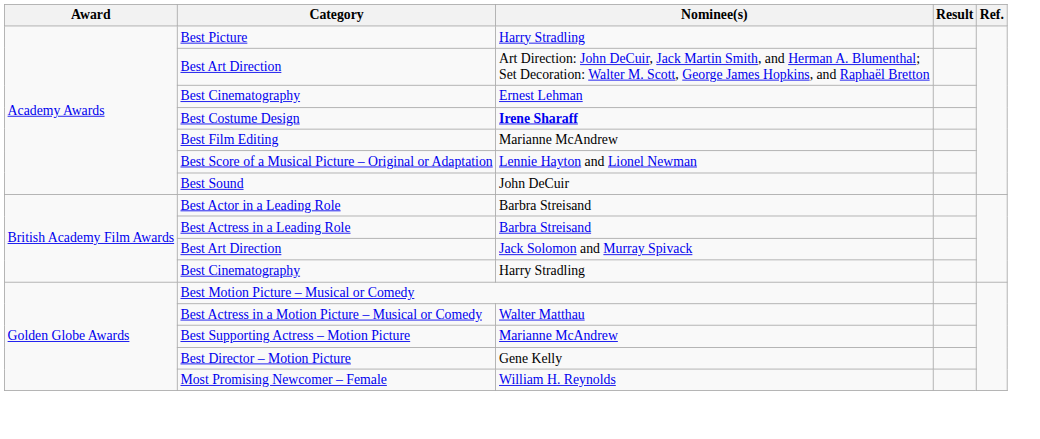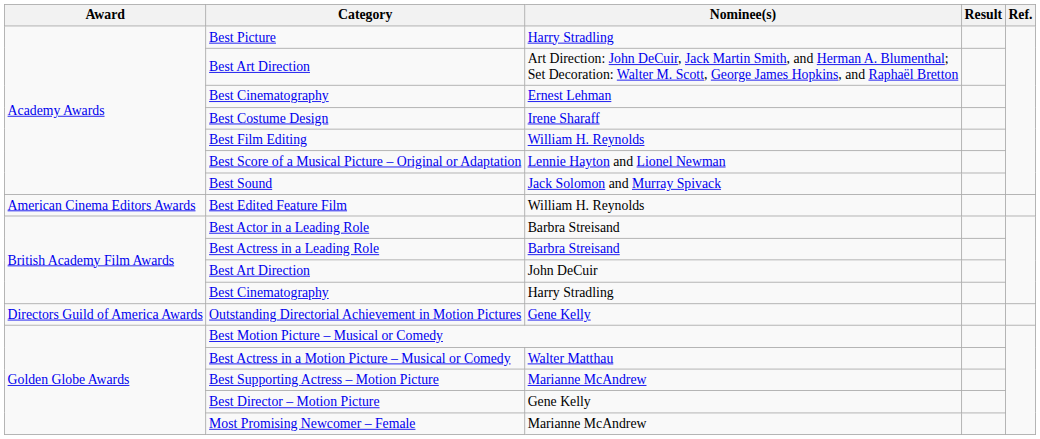(538, 118) bold -> (564, 118) normal
(558, 140) Marianne McAndrew -> (586, 140) William H. Reynolds
(534, 183) John DeCuir -> (624, 183) Jack Solomon and Murray Spivack
+ row: (102, 205)
(596, 249) Jack Solomon and Murray Spivack -> (563, 270) John DeCuir
+ row: (105, 314)
(557, 380) William H. Reynolds -> (587, 423) Marianne McAndrew
